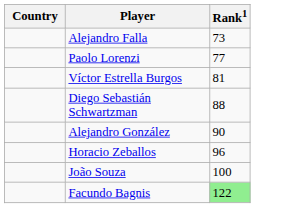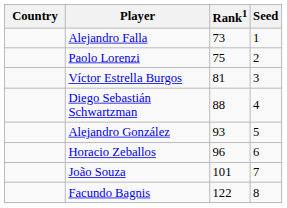+ column: (266, 16)
(219, 58) 77 -> (219, 58) 75
(219, 132) 90 -> (219, 132) 93
(222, 172) 100 -> (222, 172) 101
(222, 192) lightgreen background -> (222, 192) no background
